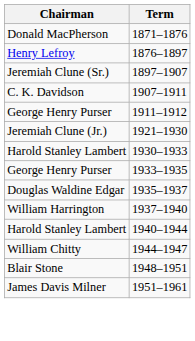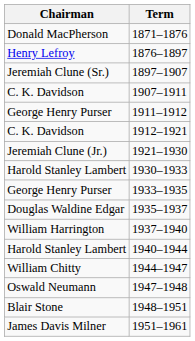+ row: (160, 131)
+ row: (160, 287)
